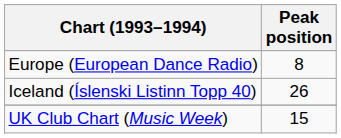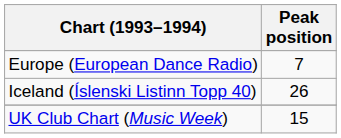(299, 64) 8 -> (299, 64) 7
